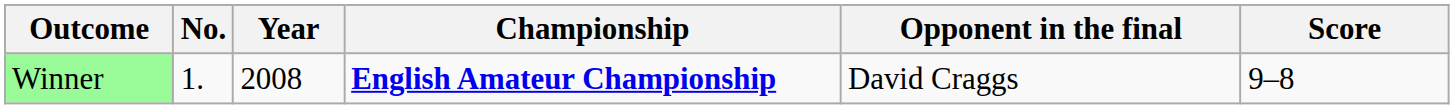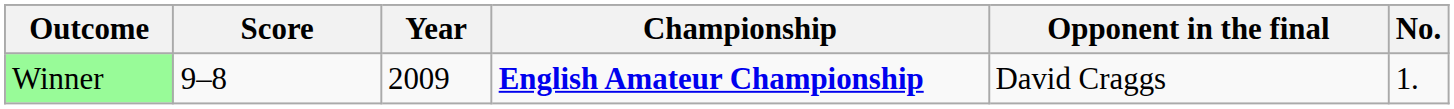columns swapped: (203, 28) <-> (1345, 28)
(271, 77) 2008 -> (419, 77) 2009
